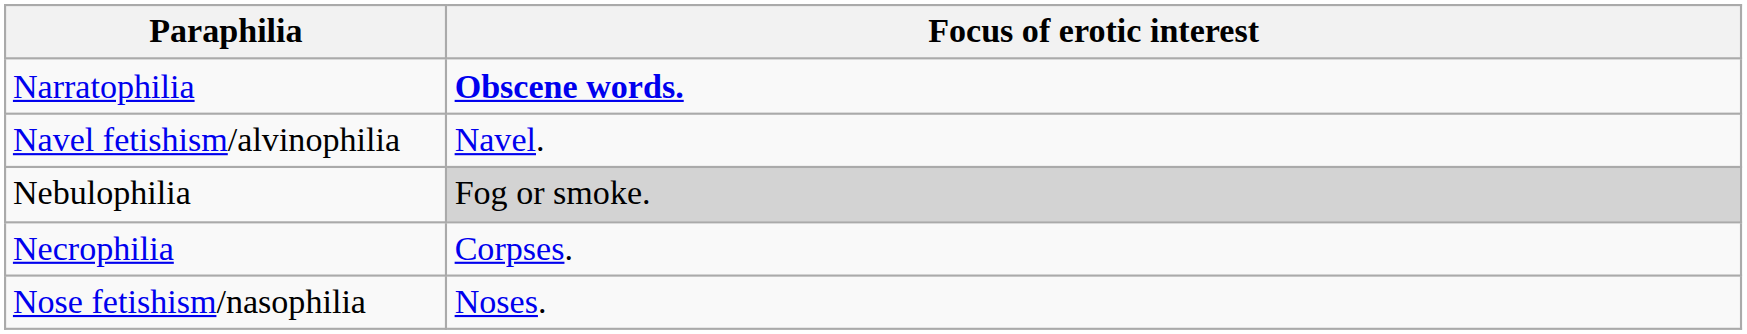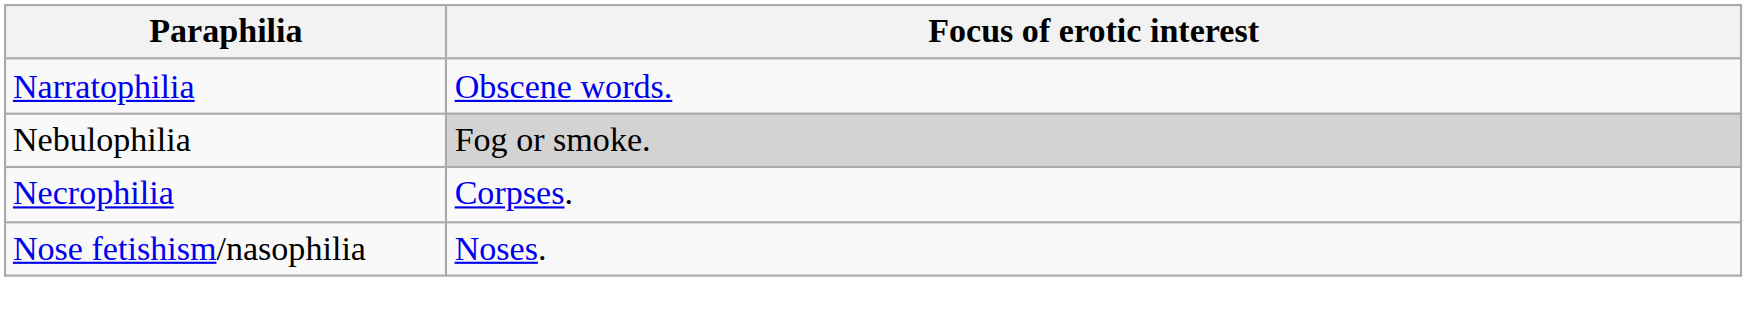(569, 85) bold -> (563, 85) normal
- row: (206, 139)
